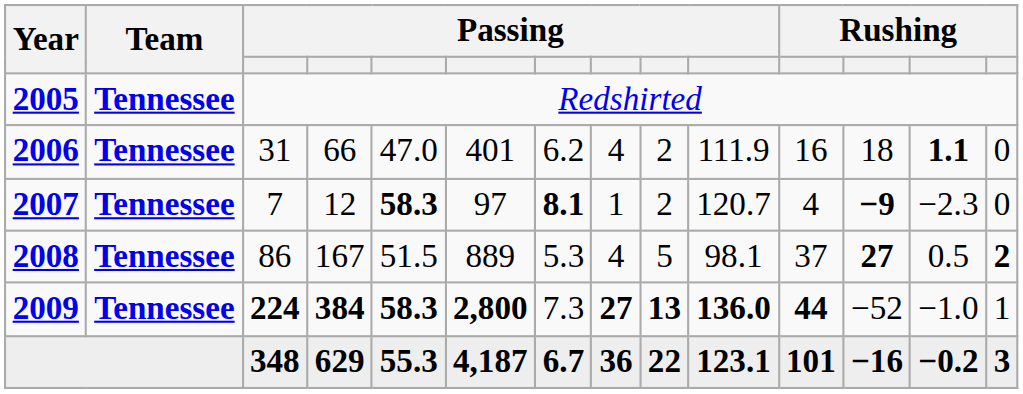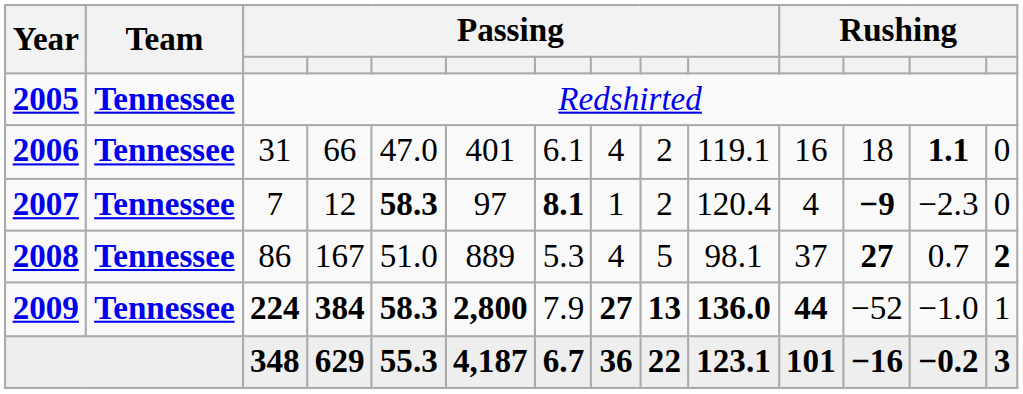(564, 151) 6.2 -> (564, 151) 6.1
(734, 151) 111.9 -> (734, 151) 119.1
(734, 203) 120.7 -> (734, 203) 120.4
(409, 256) 51.5 -> (409, 256) 51.0
(948, 256) 0.5 -> (948, 256) 0.7
(564, 308) 7.3 -> (564, 308) 7.9
